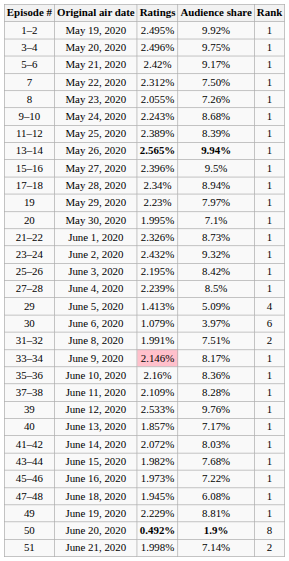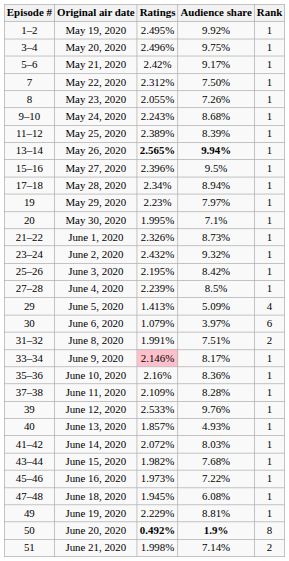(216, 427) 7.17% -> (216, 427) 4.93%
